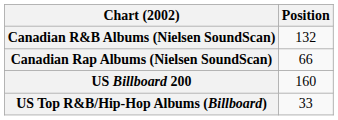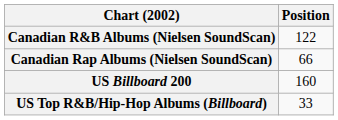(306, 37) 132 -> (306, 37) 122
